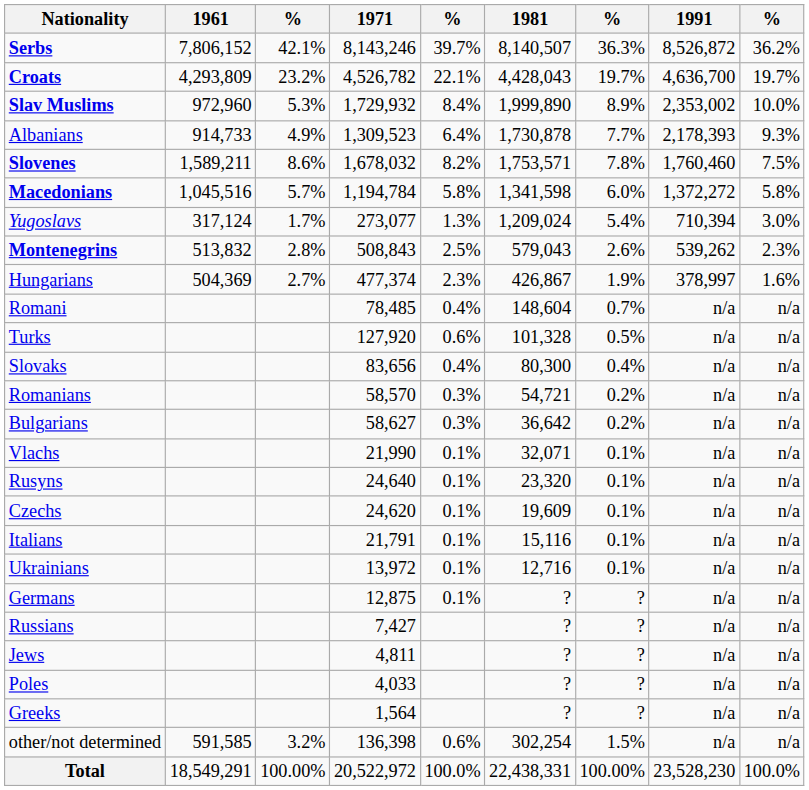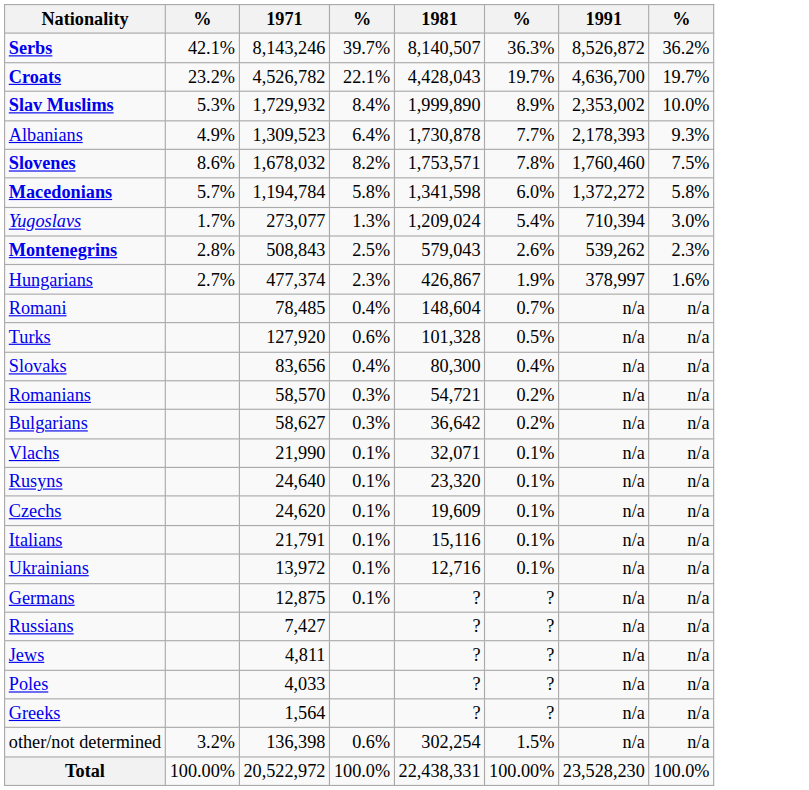- column: (211, 18)
